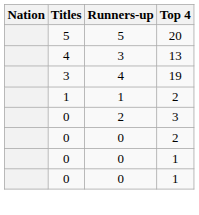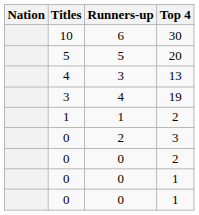+ row: (121, 35)
